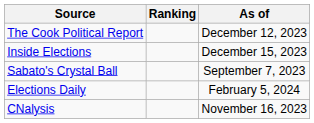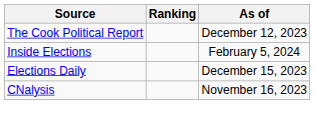(254, 52) December 15, 2023 -> (254, 52) February 5, 2024
- row: (62, 71)
(254, 90) February 5, 2024 -> (254, 71) December 15, 2023
